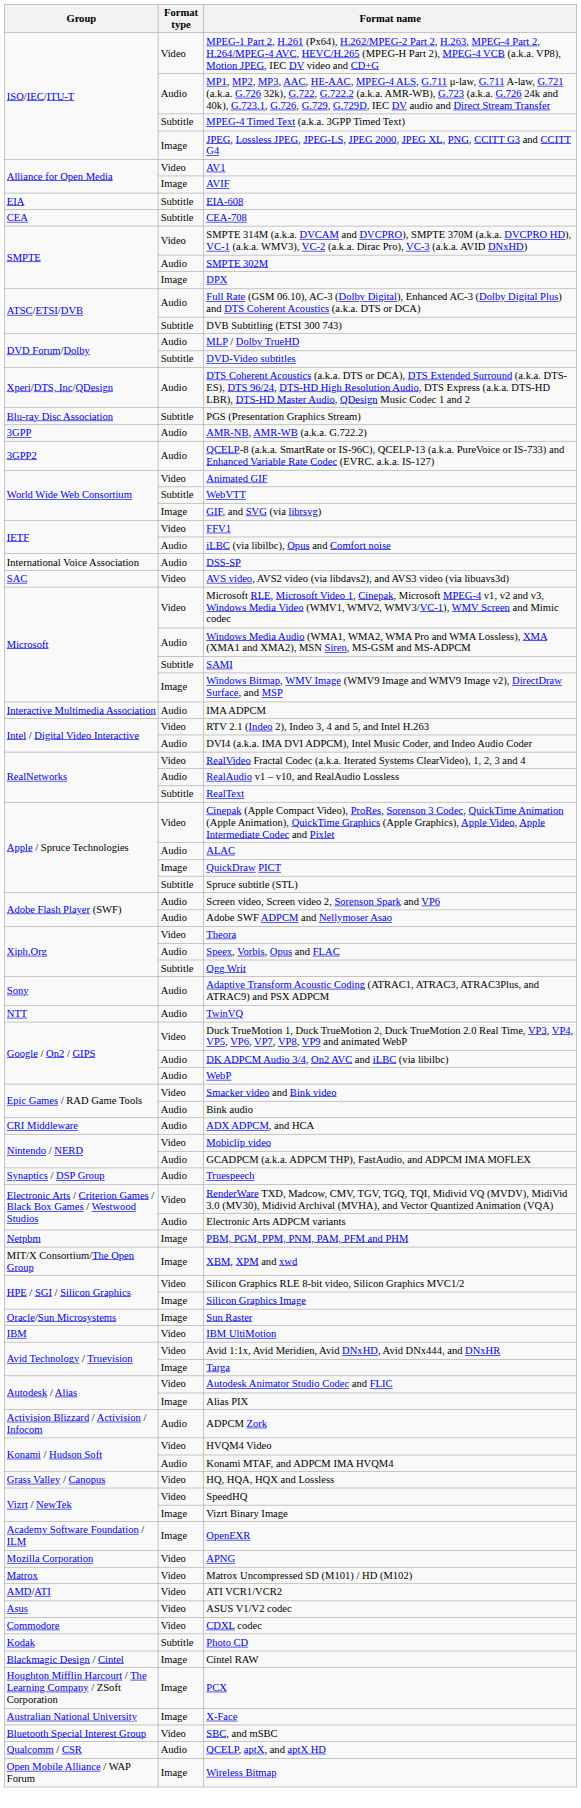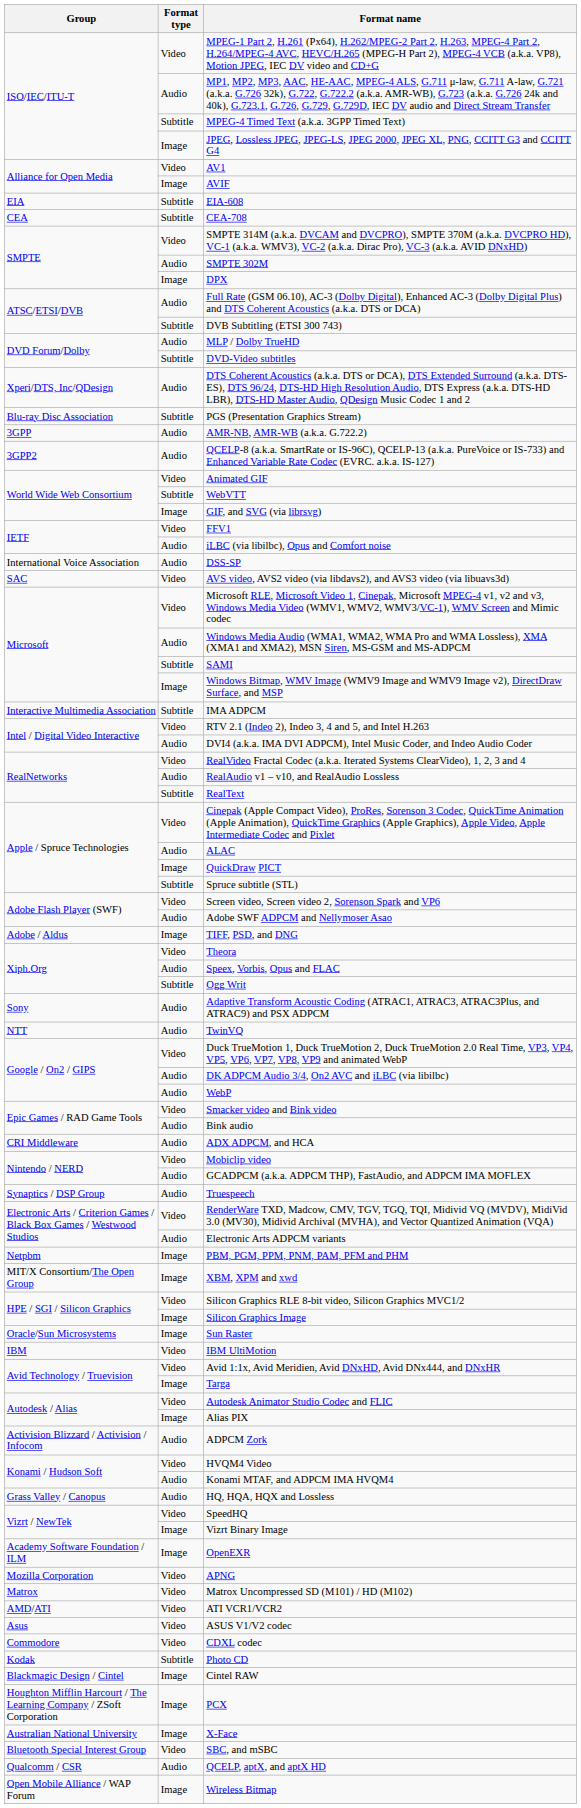(174, 710) Audio -> (177, 710) Subtitle
(174, 901) Audio -> (173, 901) Video
+ row: (252, 934)
(173, 1480) Video -> (174, 1496) Audio
